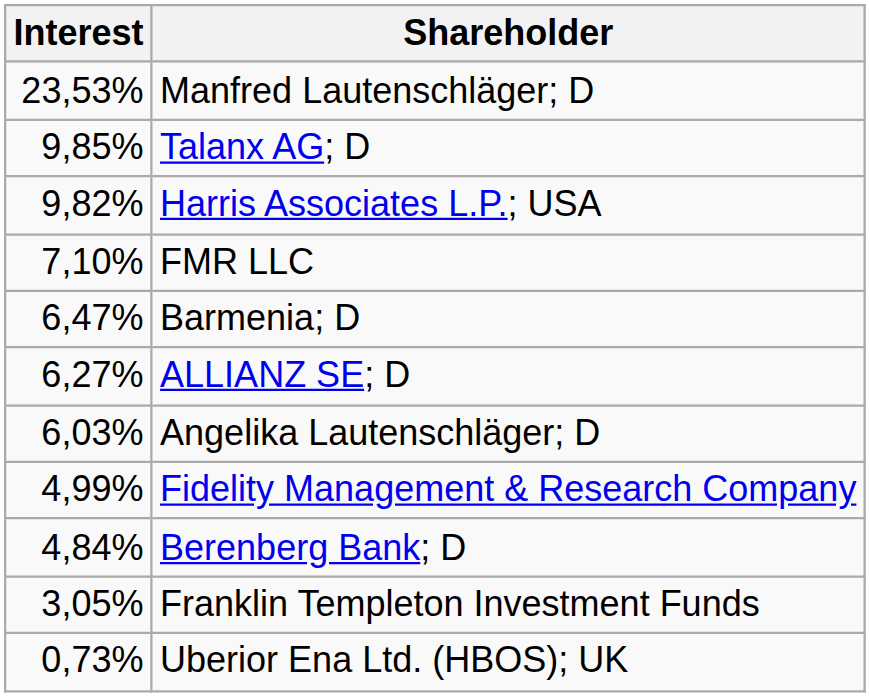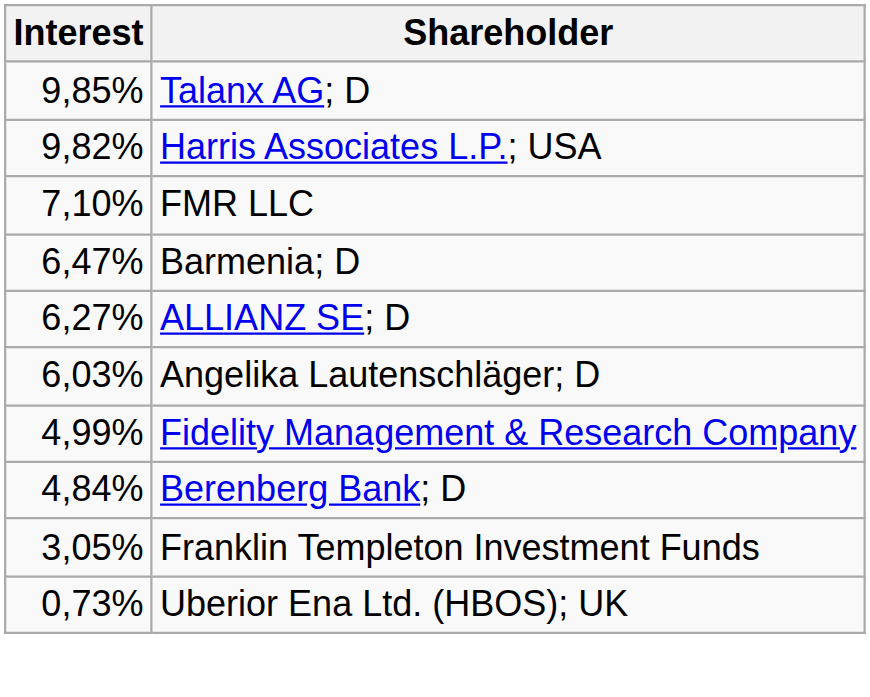- row: (377, 90)
